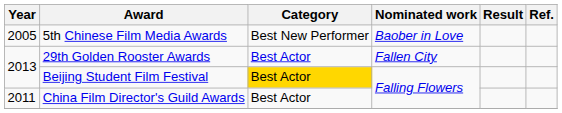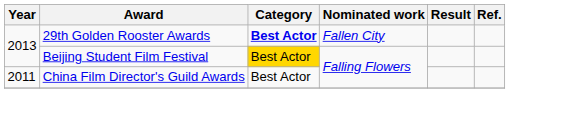- row: (135, 35)
(281, 56) normal -> (284, 35) bold
